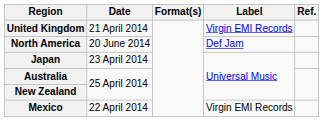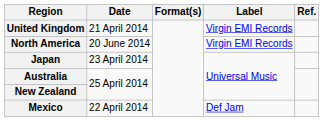(225, 44) Def Jam -> (249, 44) Virgin EMI Records
(249, 108) Virgin EMI Records -> (225, 108) Def Jam
